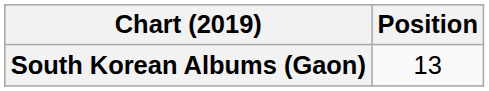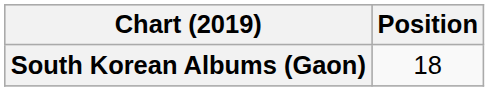(428, 65) 13 -> (428, 65) 18
